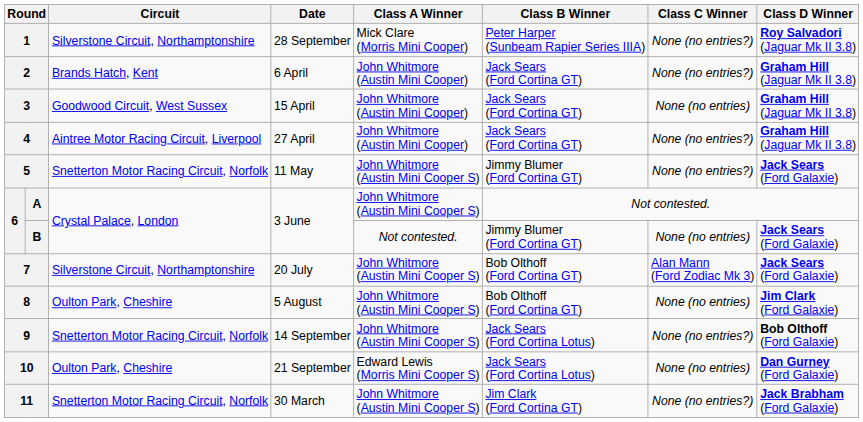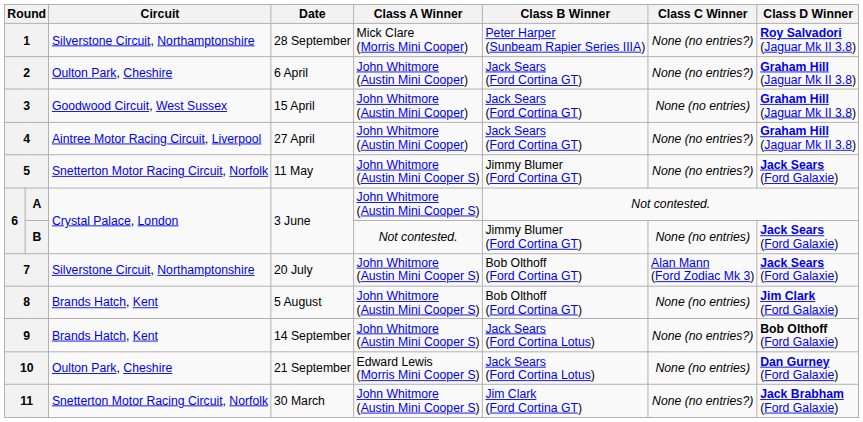(105, 73) Brands Hatch, Kent -> (112, 73) Oulton Park, Cheshire
(112, 302) Oulton Park, Cheshire -> (105, 302) Brands Hatch, Kent
(160, 335) Snetterton Motor Racing Circuit, Norfolk -> (105, 335) Brands Hatch, Kent
